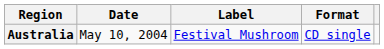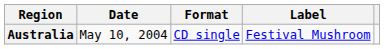columns swapped: (338, 14) <-> (236, 14)
